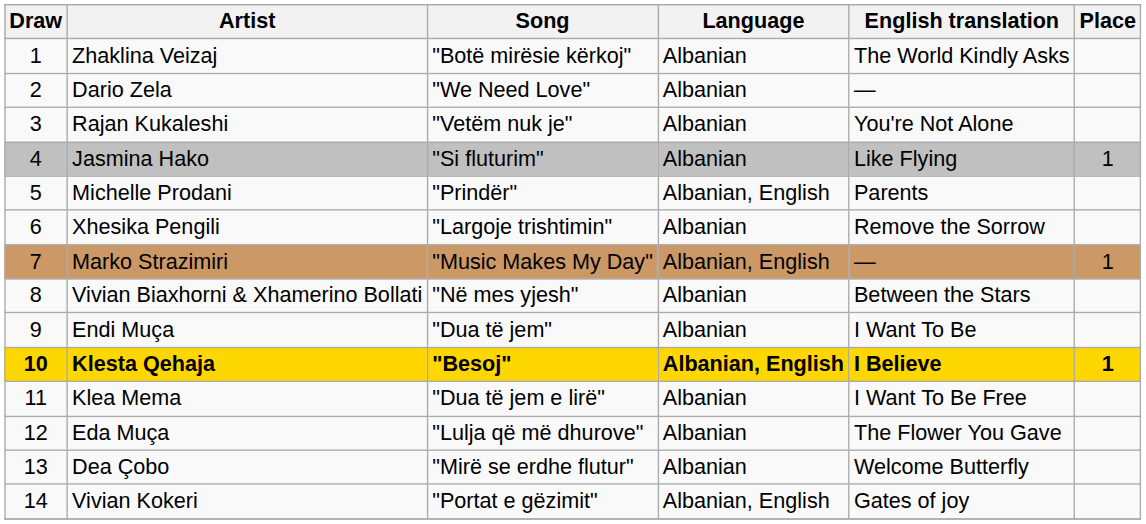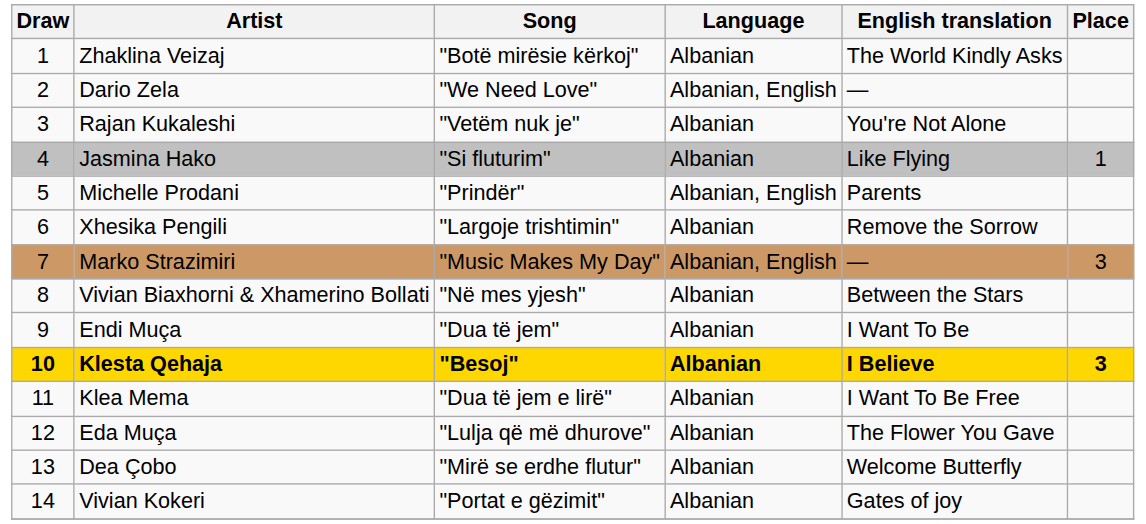(705, 90) Albanian -> (753, 90) Albanian, English
(1108, 261) 1 -> (1101, 261) 3
(753, 364) Albanian, English -> (716, 364) Albanian
(1108, 364) 1 -> (1101, 364) 3
(746, 501) Albanian, English -> (712, 501) Albanian
